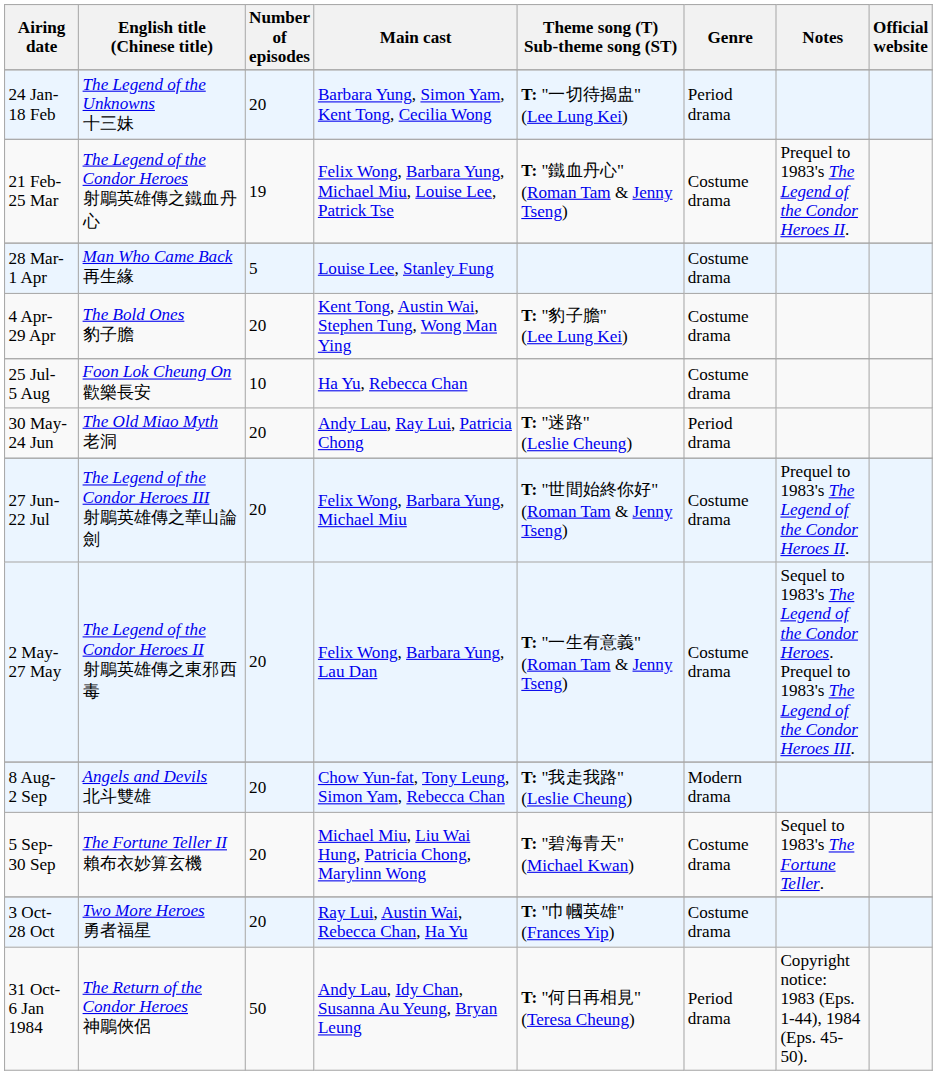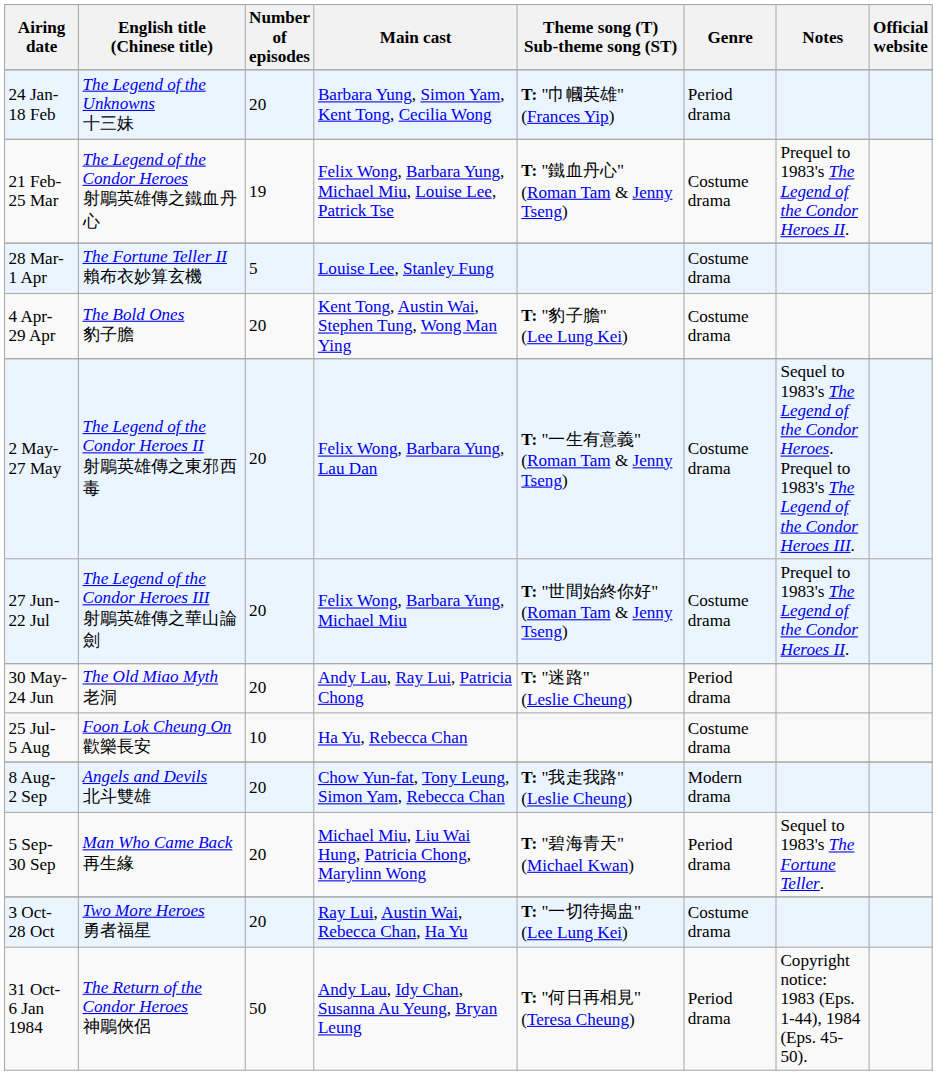(581, 105) T: "一切待揭盅" (Lee Lung Kei) -> (573, 105) T: "巾幗英雄" (Frances Yip)
(157, 266) Man Who Came Back 再生緣 -> (155, 266) The Fortune Teller II 賴布衣妙算玄機
rows swapped: (35, 662) <-> (32, 383)
rows swapped: (38, 432) <-> (34, 509)
(155, 853) The Fortune Teller II 賴布衣妙算玄機 -> (157, 853) Man Who Came Back 再生緣
(718, 854) Costume drama -> (710, 854) Period drama
(573, 922) T: "巾幗英雄" (Frances Yip) -> (581, 922) T: "一切待揭盅" (Lee Lung Kei)
